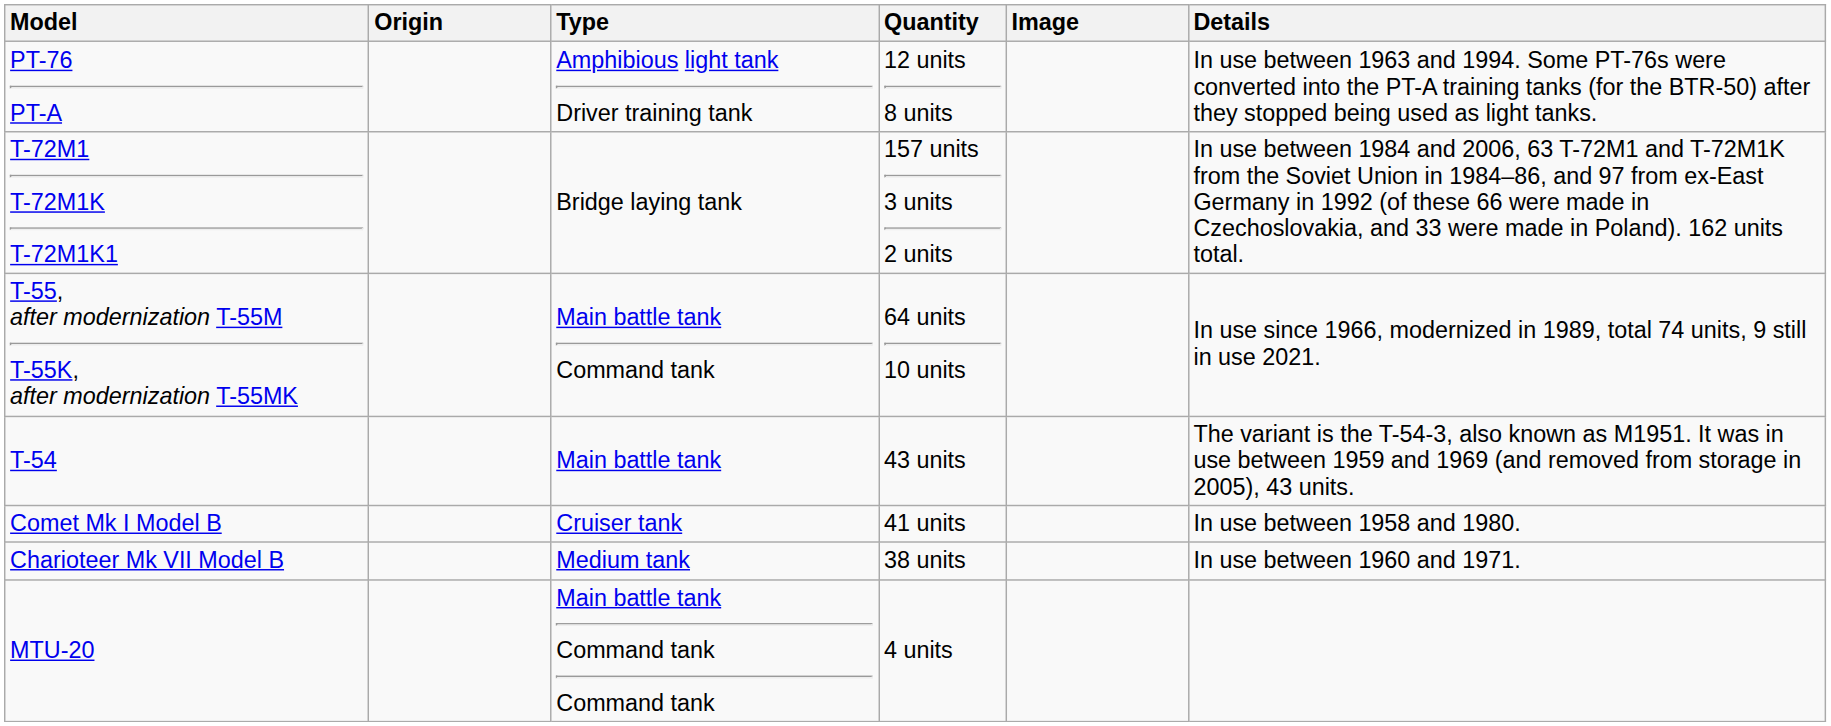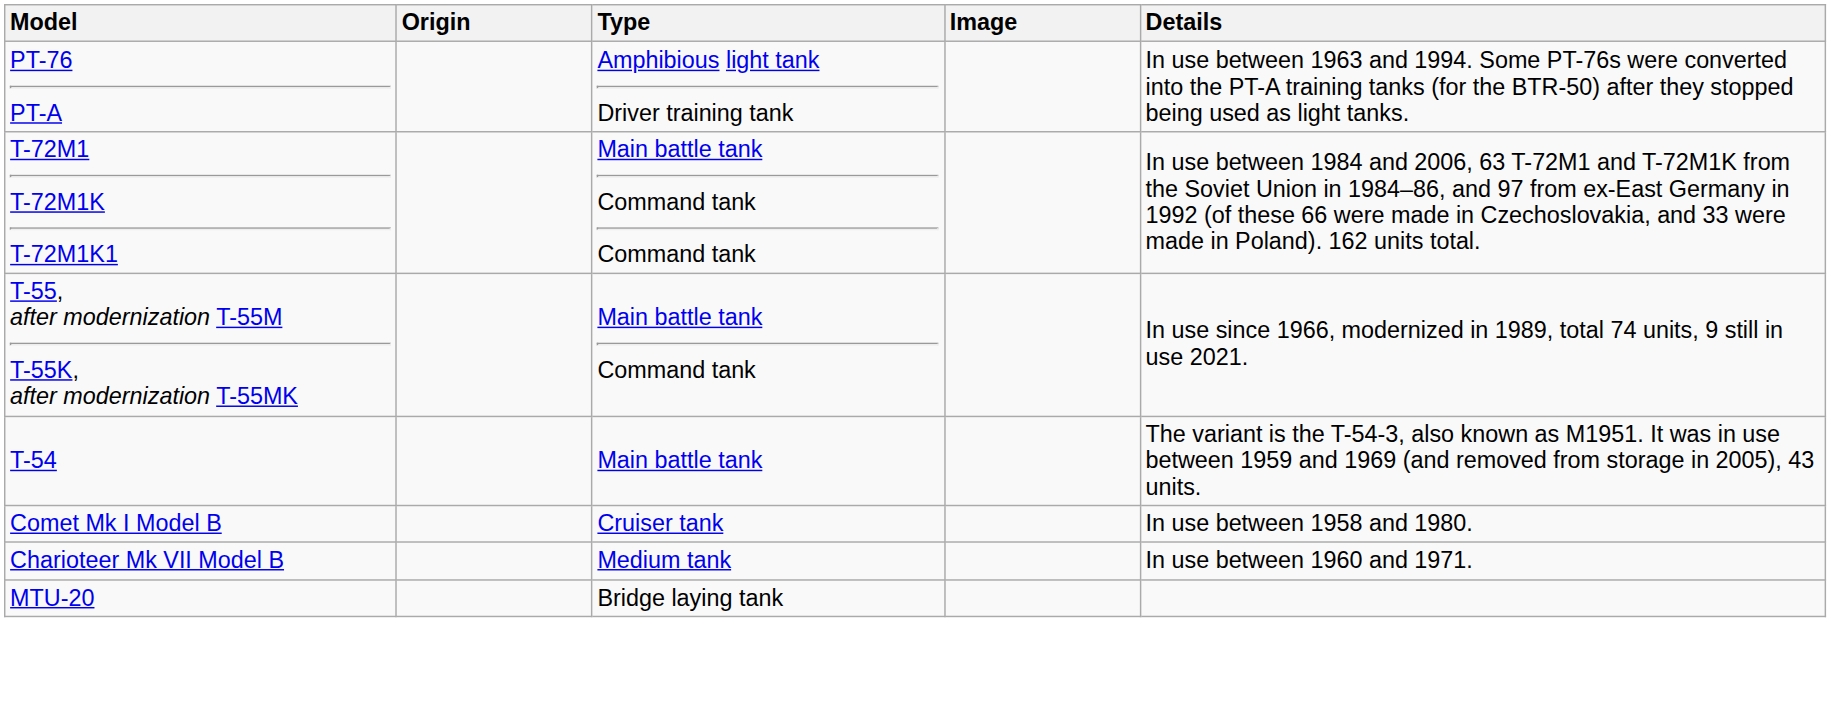- column: (931, 23)
(649, 202) Bridge laying tank -> (768, 202) Main battle tank Command tank Command tank
(715, 650) Main battle tank Command tank Command tank -> (690, 597) Bridge laying tank
